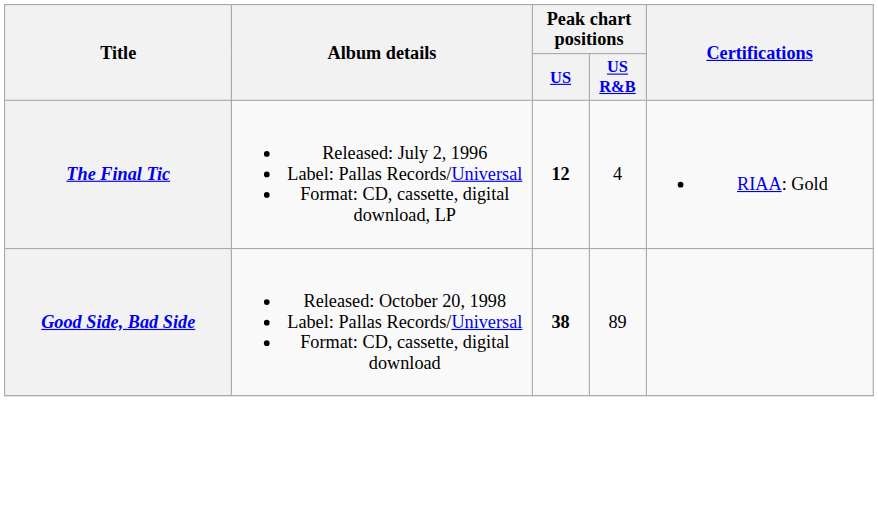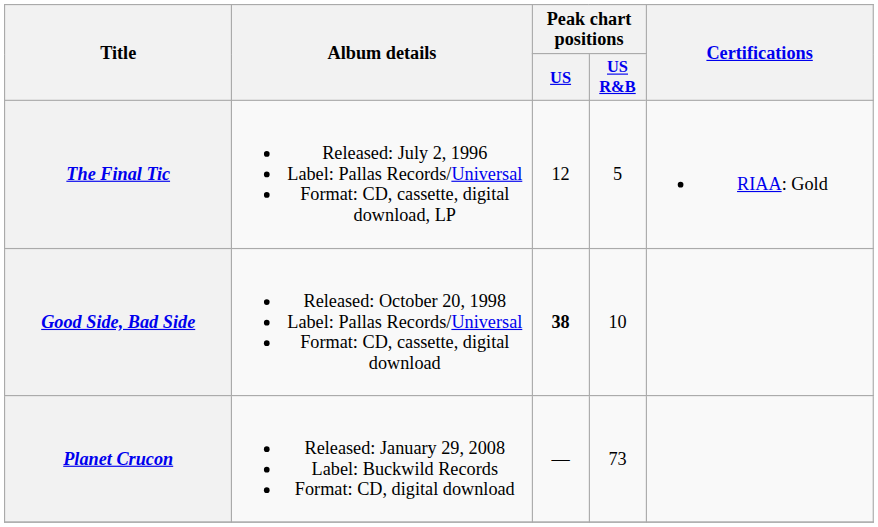(561, 174) bold -> (561, 174) normal
(617, 174) 4 -> (617, 174) 5
(617, 321) 89 -> (617, 321) 10
+ row: (118, 458)
